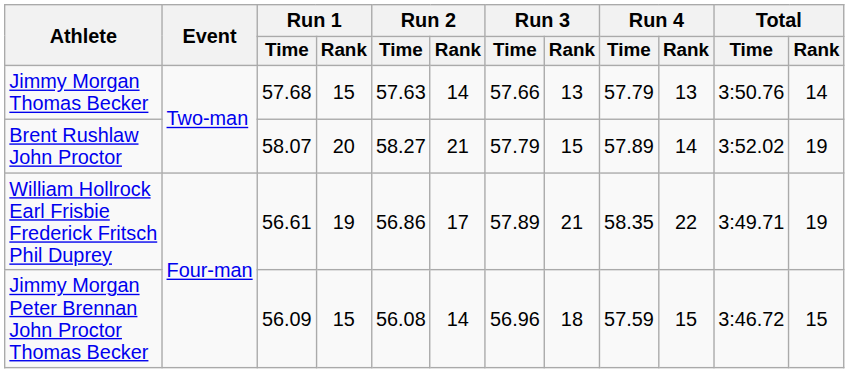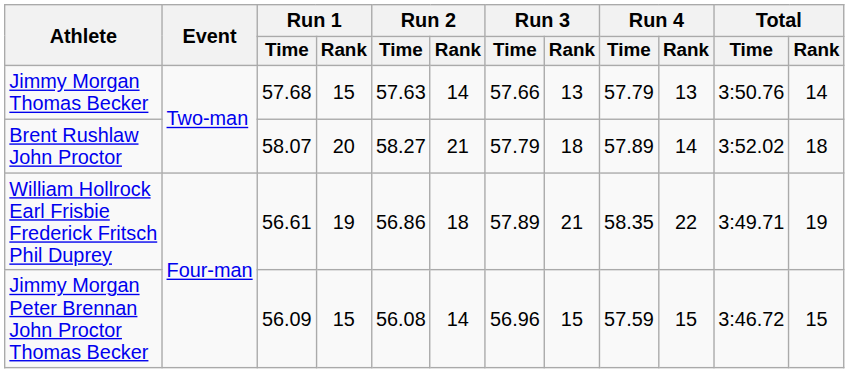(572, 146) 15 -> (572, 146) 18
(817, 146) 19 -> (817, 146) 18
(458, 222) 17 -> (458, 222) 18
(572, 320) 18 -> (572, 320) 15
